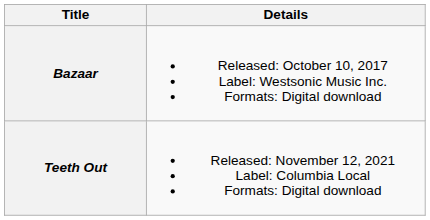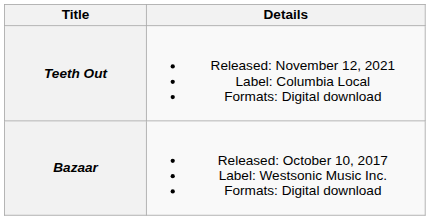rows swapped: (76, 73) <-> (76, 168)
